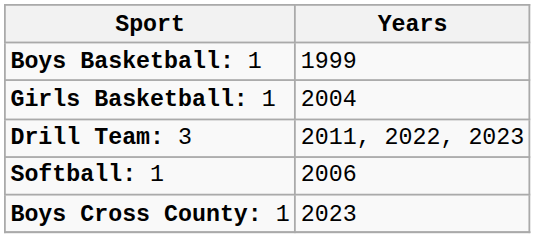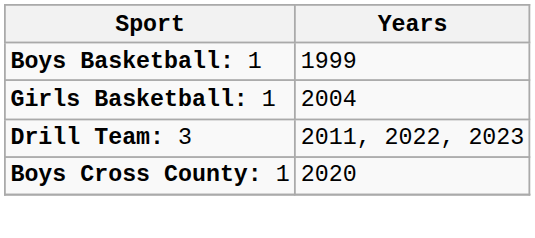- row: (87, 176)
(329, 213) 2023 -> (329, 176) 2020
